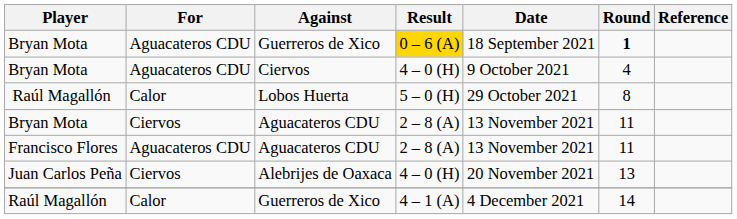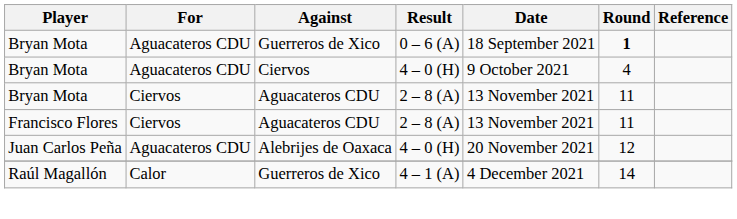(429, 43) gold background -> (429, 43) no background
- row: (60, 95)
(190, 148) Aguacateros CDU -> (155, 122) Ciervos
(155, 174) Ciervos -> (190, 148) Aguacateros CDU
(627, 174) 13 -> (627, 148) 12
